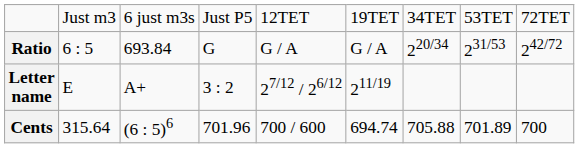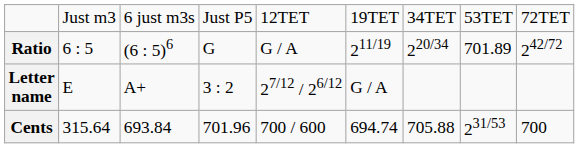(148, 47) 693.84 -> (149, 47) (6 : 5)6
(369, 47) G / A -> (371, 47) 211/19
(485, 47) 231/53 -> (488, 47) 701.89
(371, 87) 211/19 -> (369, 87) G / A
(149, 126) (6 : 5)6 -> (148, 126) 693.84
(488, 126) 701.89 -> (485, 126) 231/53
